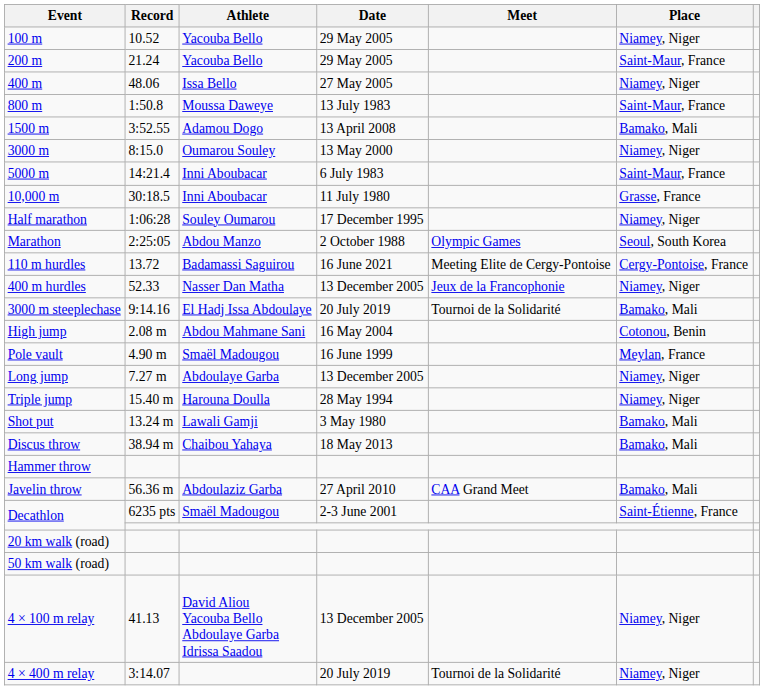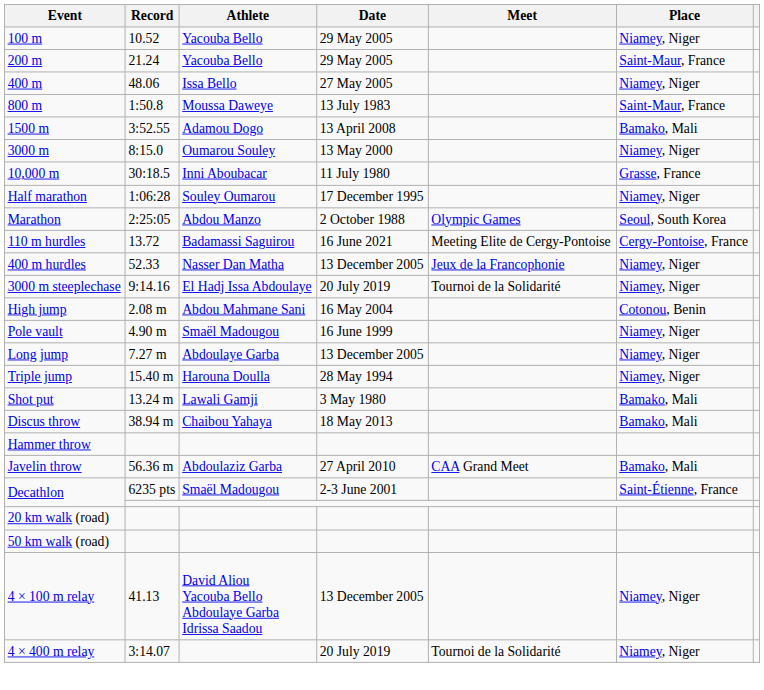- row: (28, 173)
(658, 309) Bamako, Mali -> (659, 286) Niamey, Niger
(662, 354) Meylan, France -> (659, 331) Niamey, Niger
